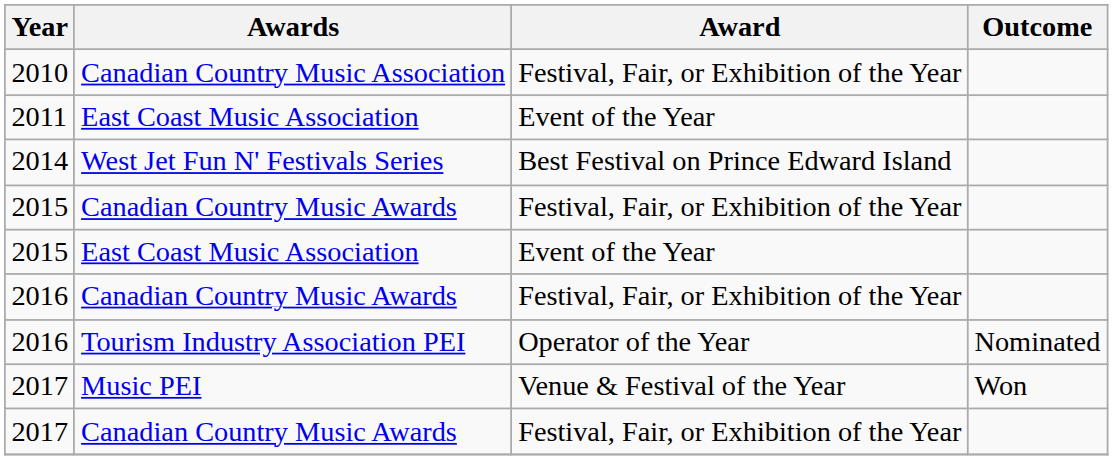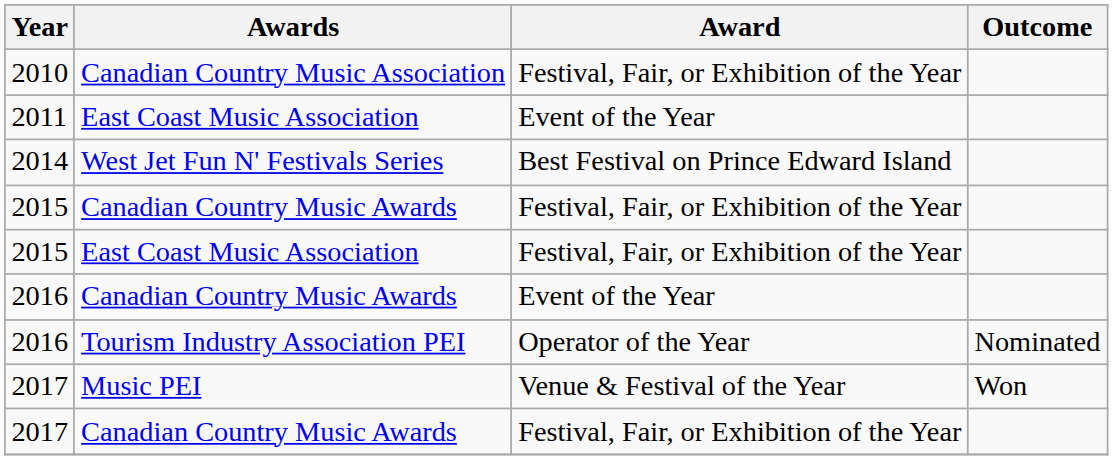(616, 251) Event of the Year -> (740, 251) Festival, Fair, or Exhibition of the Year
(740, 296) Festival, Fair, or Exhibition of the Year -> (616, 296) Event of the Year
